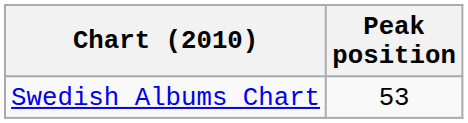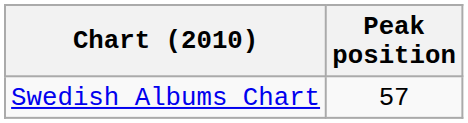(394, 98) 53 -> (394, 98) 57
